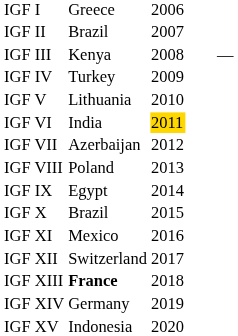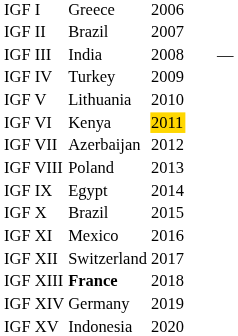(90, 54) Kenya -> (85, 54) India
(85, 122) India -> (90, 122) Kenya
